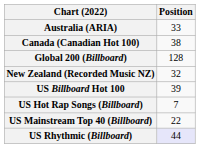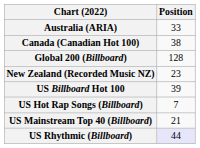(176, 74) 32 -> (176, 74) 23
(176, 120) 22 -> (176, 120) 21
